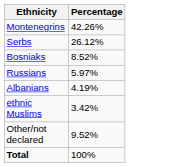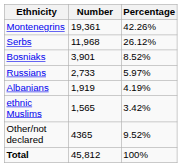+ column: (95, 12)
